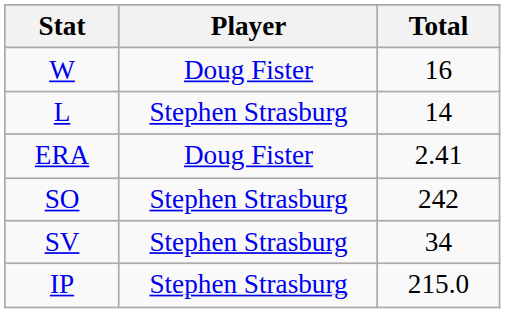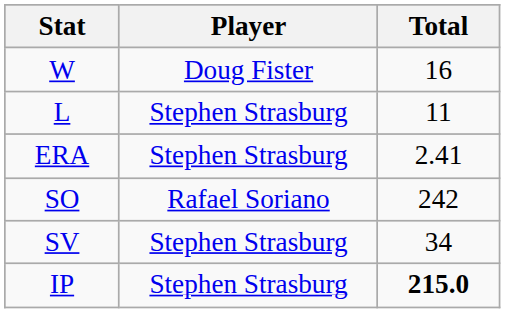(438, 112) 14 -> (438, 112) 11
(249, 155) Doug Fister -> (249, 155) Stephen Strasburg
(249, 198) Stephen Strasburg -> (249, 198) Rafael Soriano
(438, 284) normal -> (438, 284) bold
